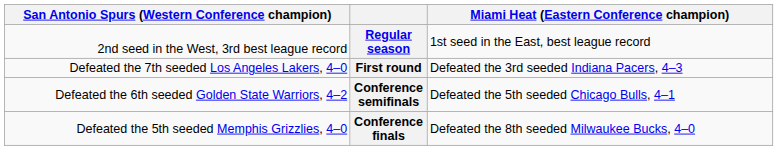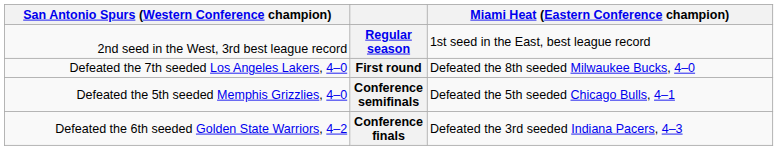(556, 68) Defeated the 3rd seeded Indiana Pacers, 4–3 -> (562, 68) Defeated the 8th seeded Milwaukee Bucks, 4–0
(201, 95) Defeated the 6th seeded Golden State Warriors, 4–2 -> (212, 95) Defeated the 5th seeded Memphis Grizzlies, 4–0
(212, 129) Defeated the 5th seeded Memphis Grizzlies, 4–0 -> (201, 129) Defeated the 6th seeded Golden State Warriors, 4–2
(562, 129) Defeated the 8th seeded Milwaukee Bucks, 4–0 -> (556, 129) Defeated the 3rd seeded Indiana Pacers, 4–3
